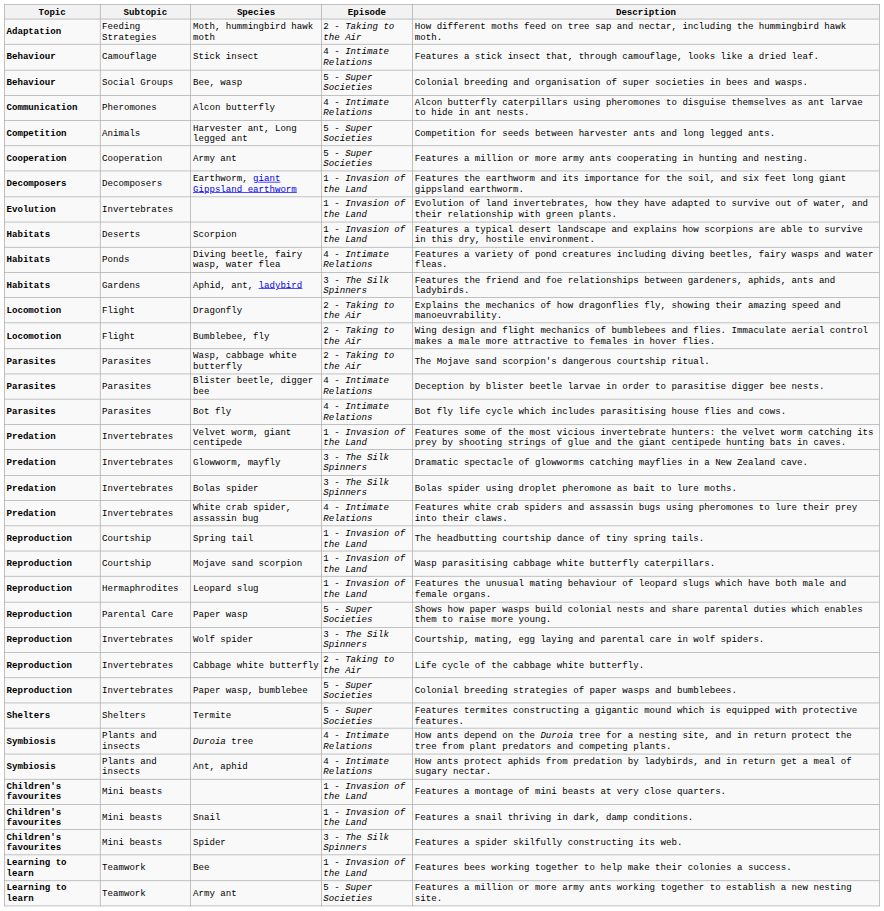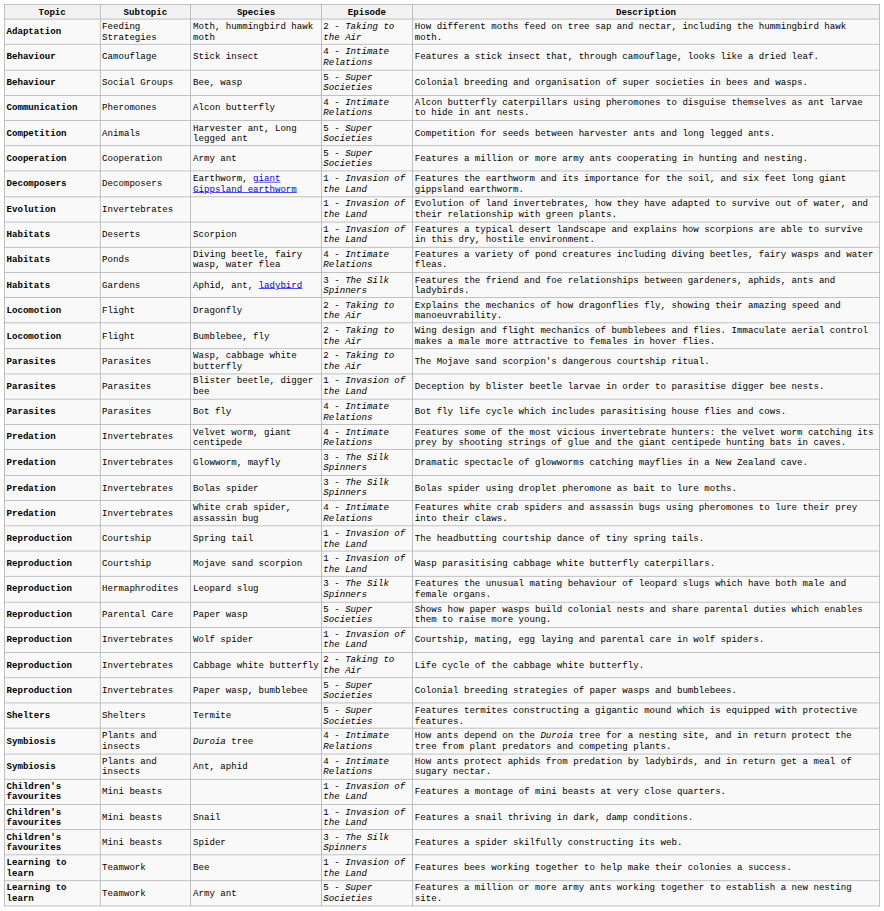(356, 386) 4 - Intimate Relations -> (364, 386) 1 - Invasion of the Land
(364, 437) 1 - Invasion of the Land -> (356, 437) 4 - Intimate Relations
(364, 589) 1 - Invasion of the Land -> (356, 589) 3 - The Silk Spinners
(356, 640) 3 - The Silk Spinners -> (364, 640) 1 - Invasion of the Land
